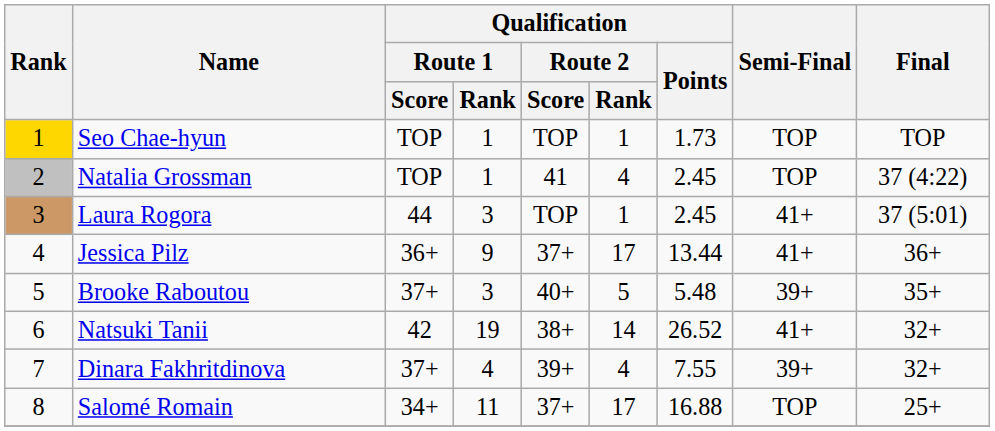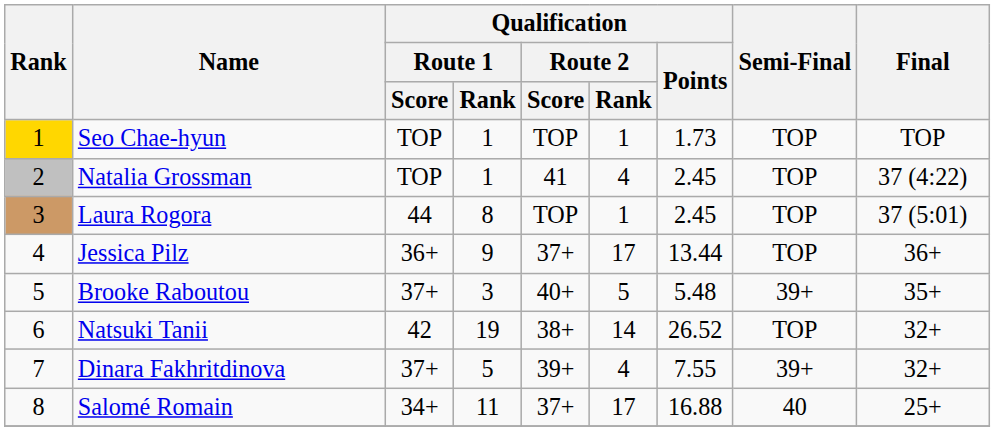(488, 215) 3 -> (488, 215) 8
(795, 215) 41+ -> (795, 215) TOP
(795, 253) 41+ -> (795, 253) TOP
(795, 330) 41+ -> (795, 330) TOP
(488, 368) 4 -> (488, 368) 5
(795, 406) TOP -> (795, 406) 40
